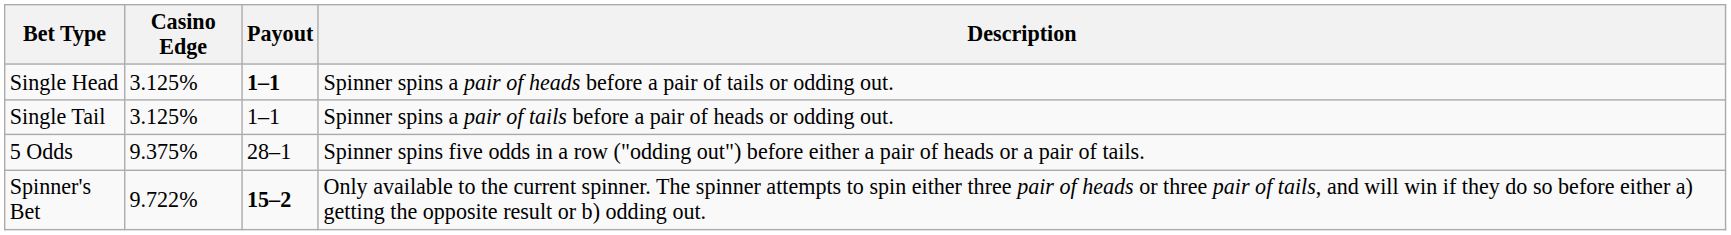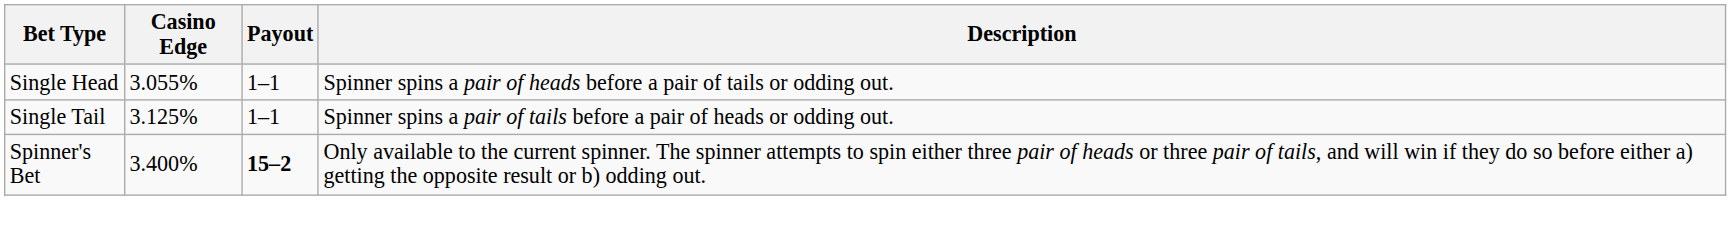(164, 81) 3.125% -> (164, 81) 3.055%
(264, 81) bold -> (264, 81) normal
- row: (41, 151)
(164, 199) 9.722% -> (164, 164) 3.400%
